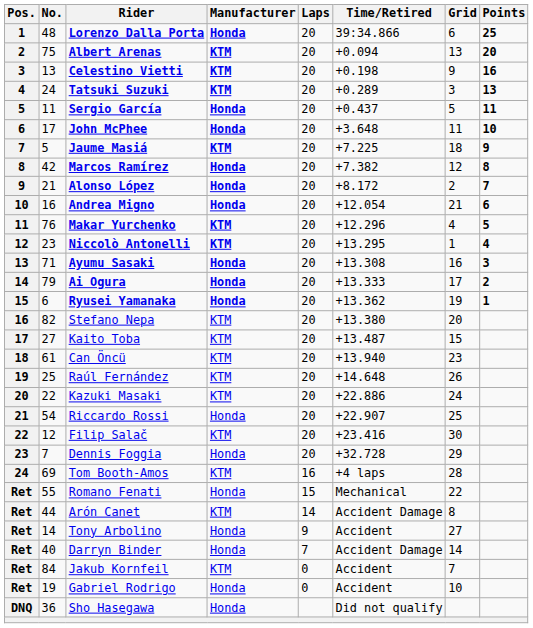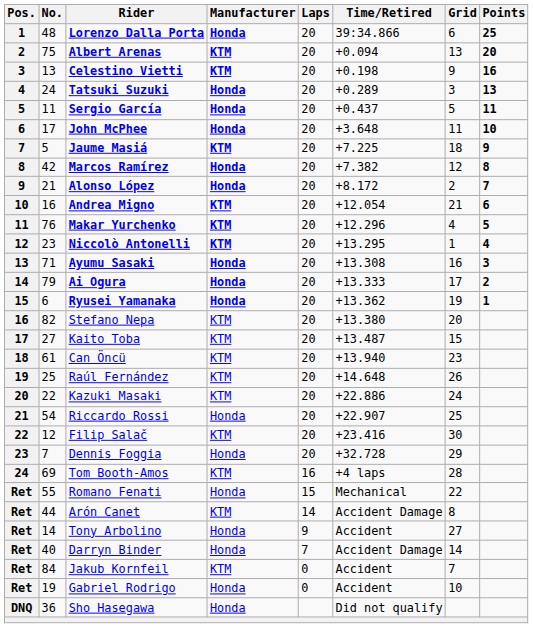(221, 91) KTM -> (228, 91) Honda
(228, 206) Honda -> (221, 206) KTM
